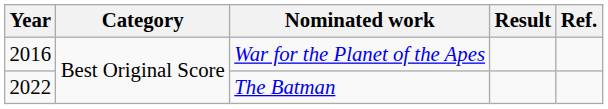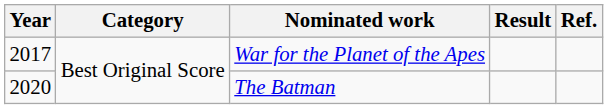(30, 53) 2016 -> (30, 53) 2017
(30, 86) 2022 -> (30, 86) 2020
